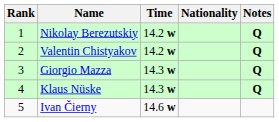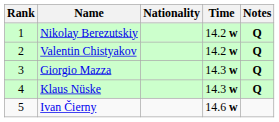columns swapped: (209, 13) <-> (159, 13)
